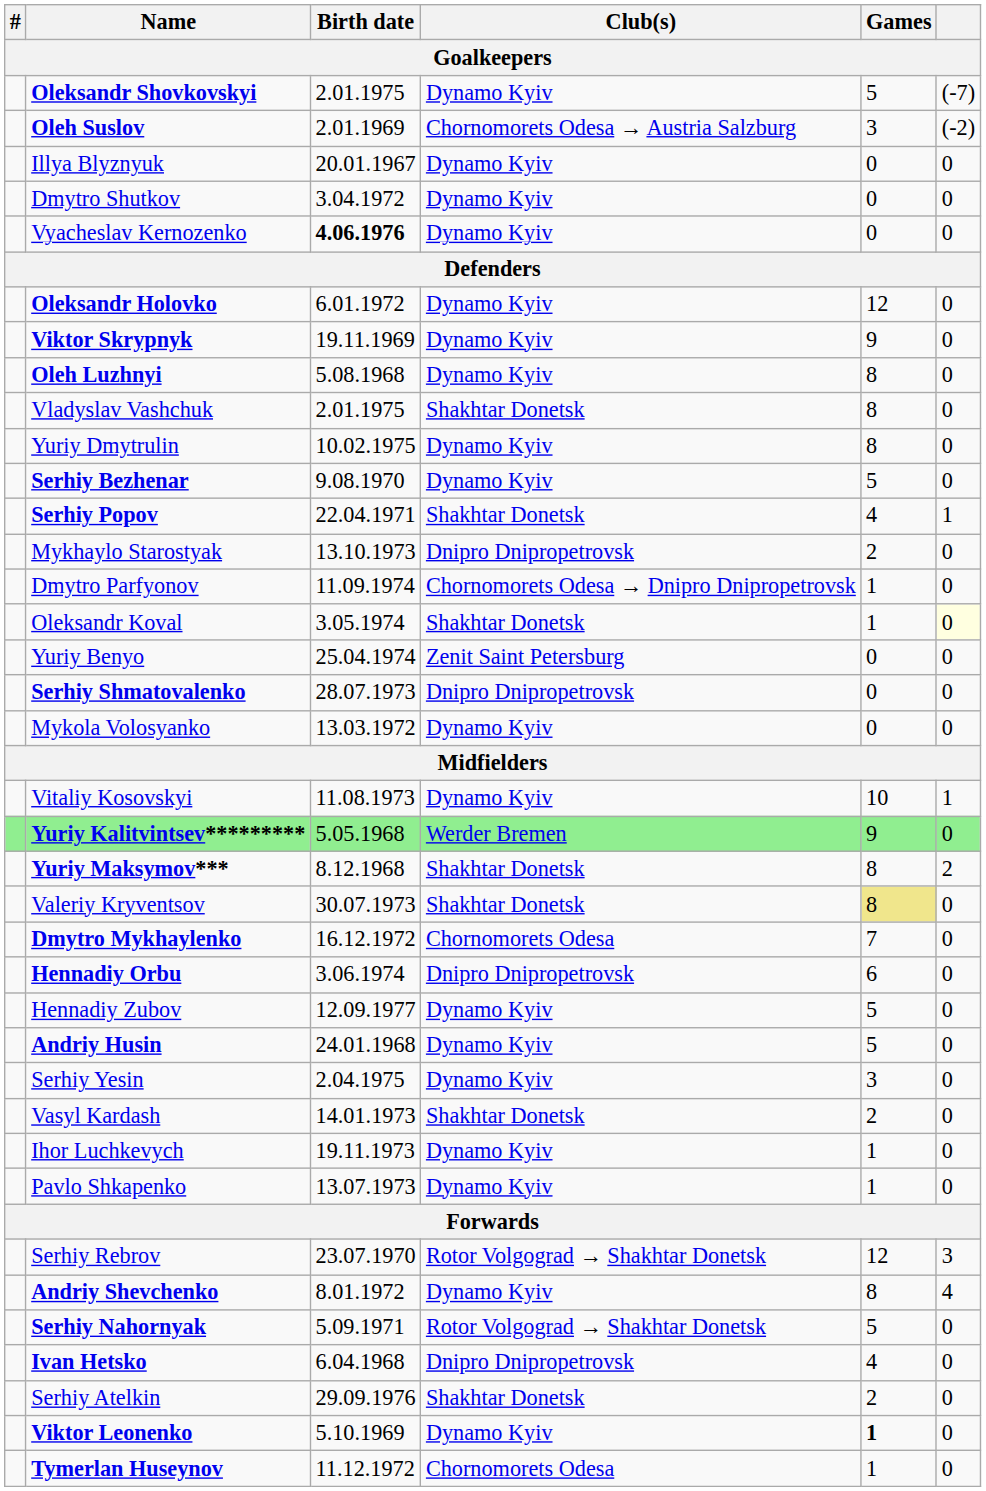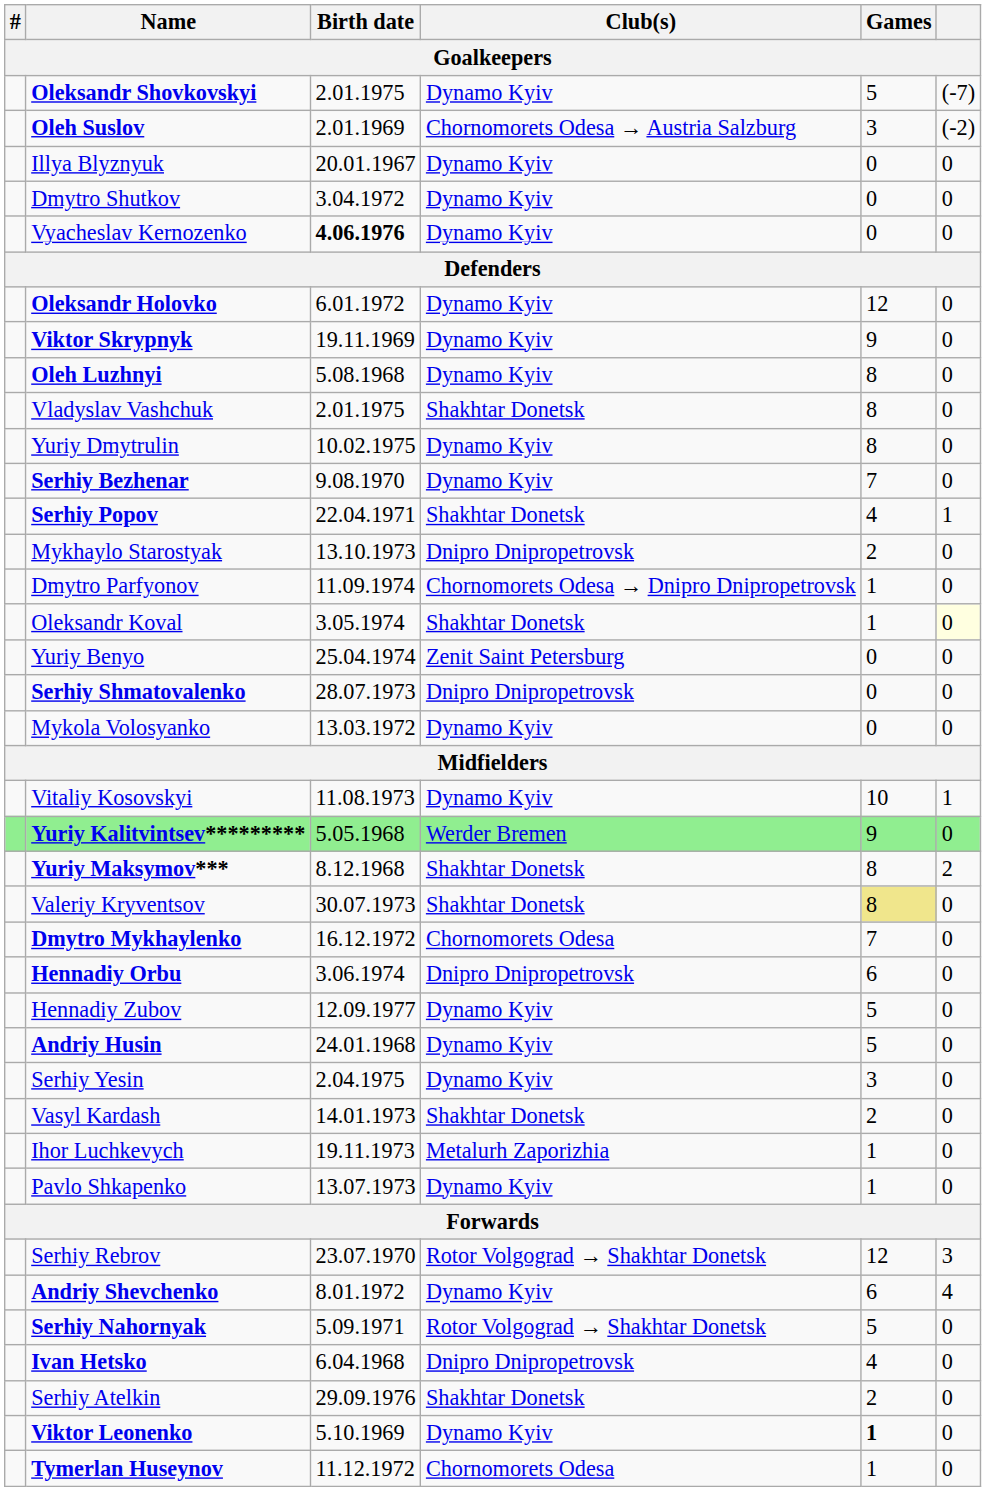(872, 480) 5 -> (872, 480) 7
(489, 1150) Dynamo Kyiv -> (518, 1150) Metalurh Zaporizhia
(872, 1291) 8 -> (872, 1291) 6
